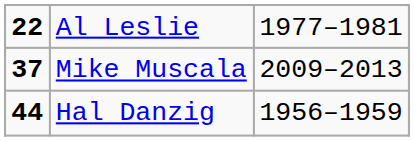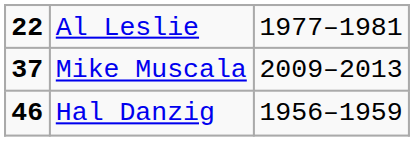(27, 113) 44 -> (27, 113) 46
